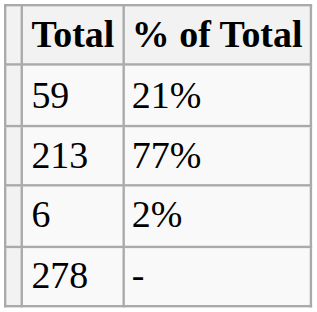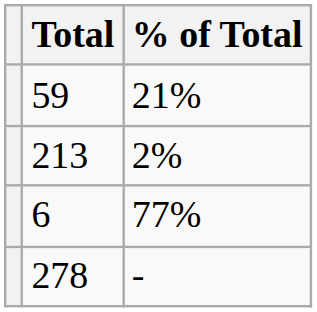(167, 154) 77% -> (157, 154) 2%
(157, 214) 2% -> (167, 214) 77%
